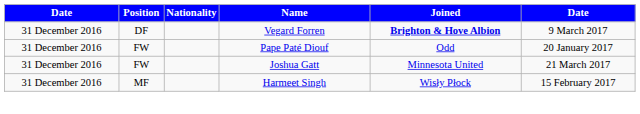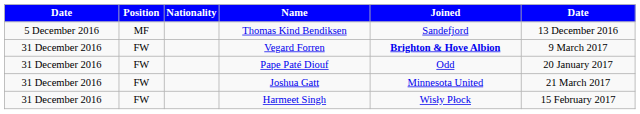+ row: (294, 30)
(141, 30) DF -> (141, 48) FW
(141, 82) MF -> (141, 100) FW
